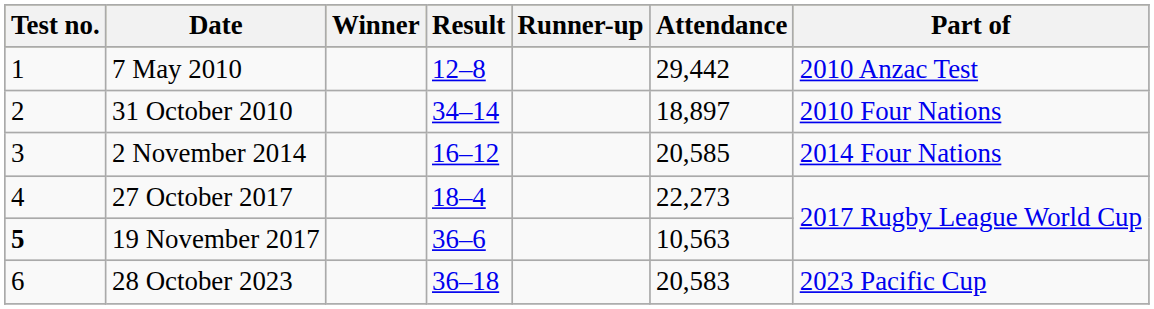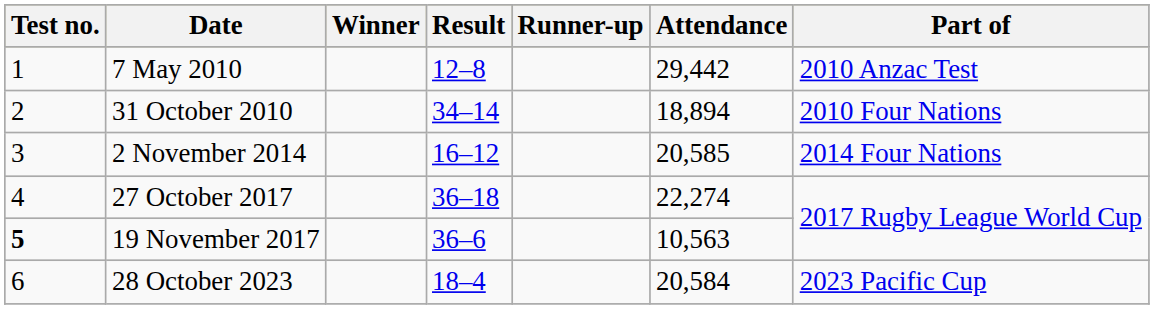(693, 111) 18,897 -> (693, 111) 18,894
(459, 196) 18–4 -> (466, 196) 36–18
(693, 196) 22,273 -> (693, 196) 22,274
(466, 281) 36–18 -> (459, 281) 18–4
(693, 281) 20,583 -> (693, 281) 20,584
